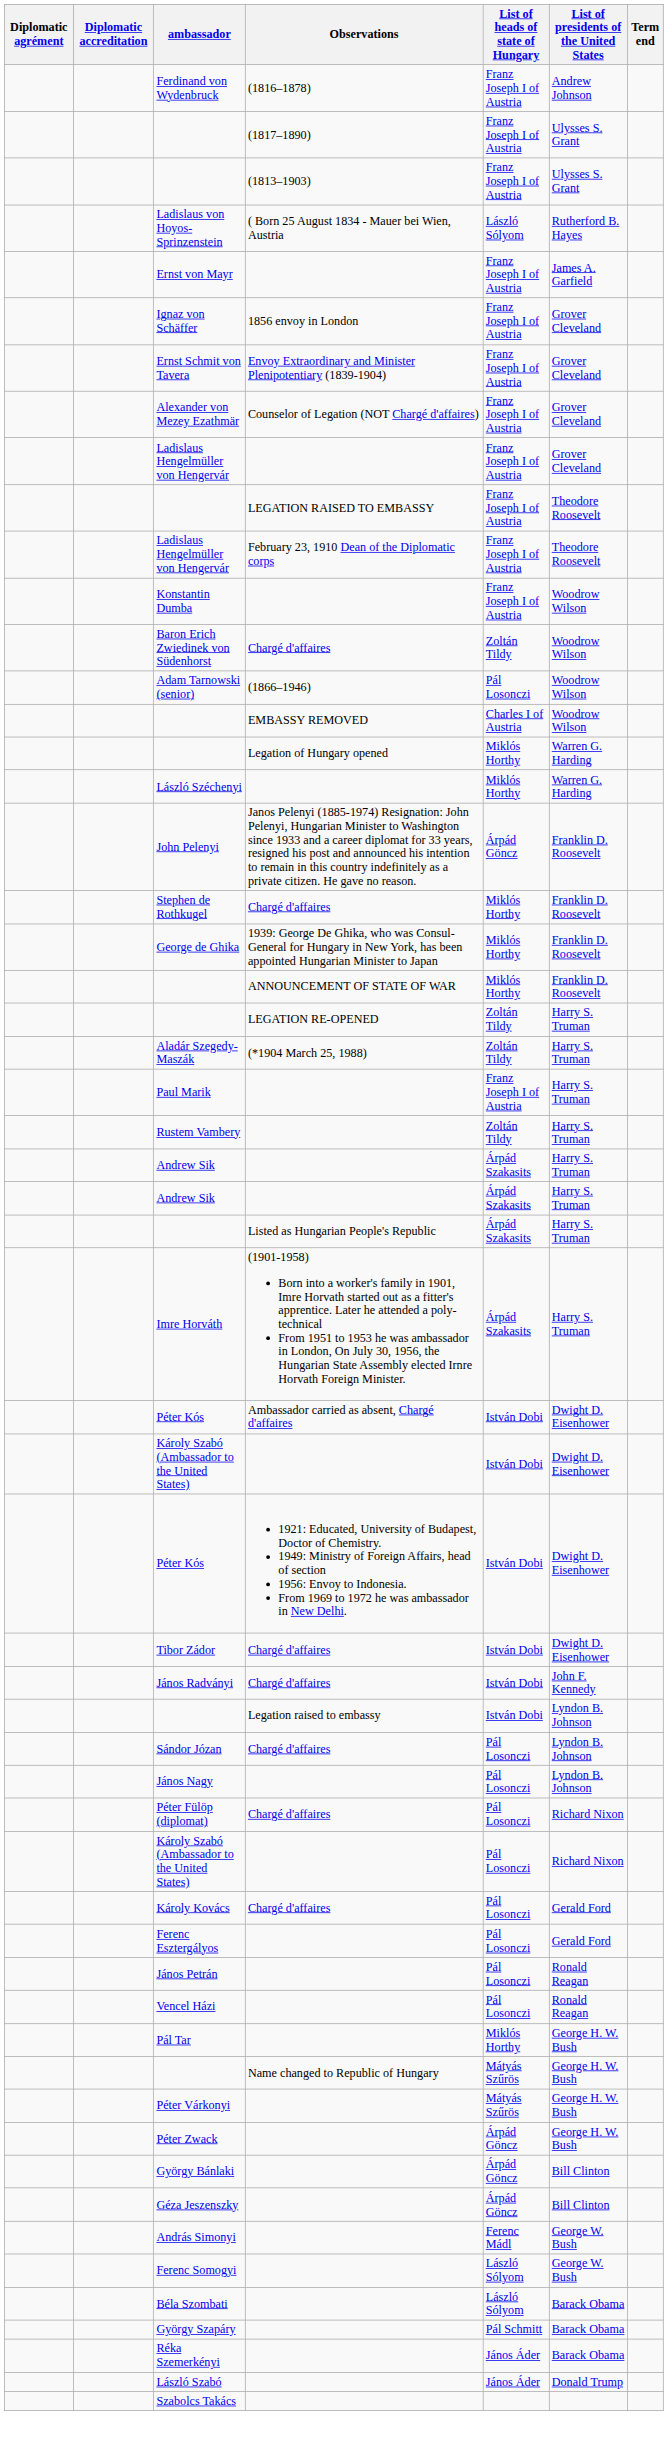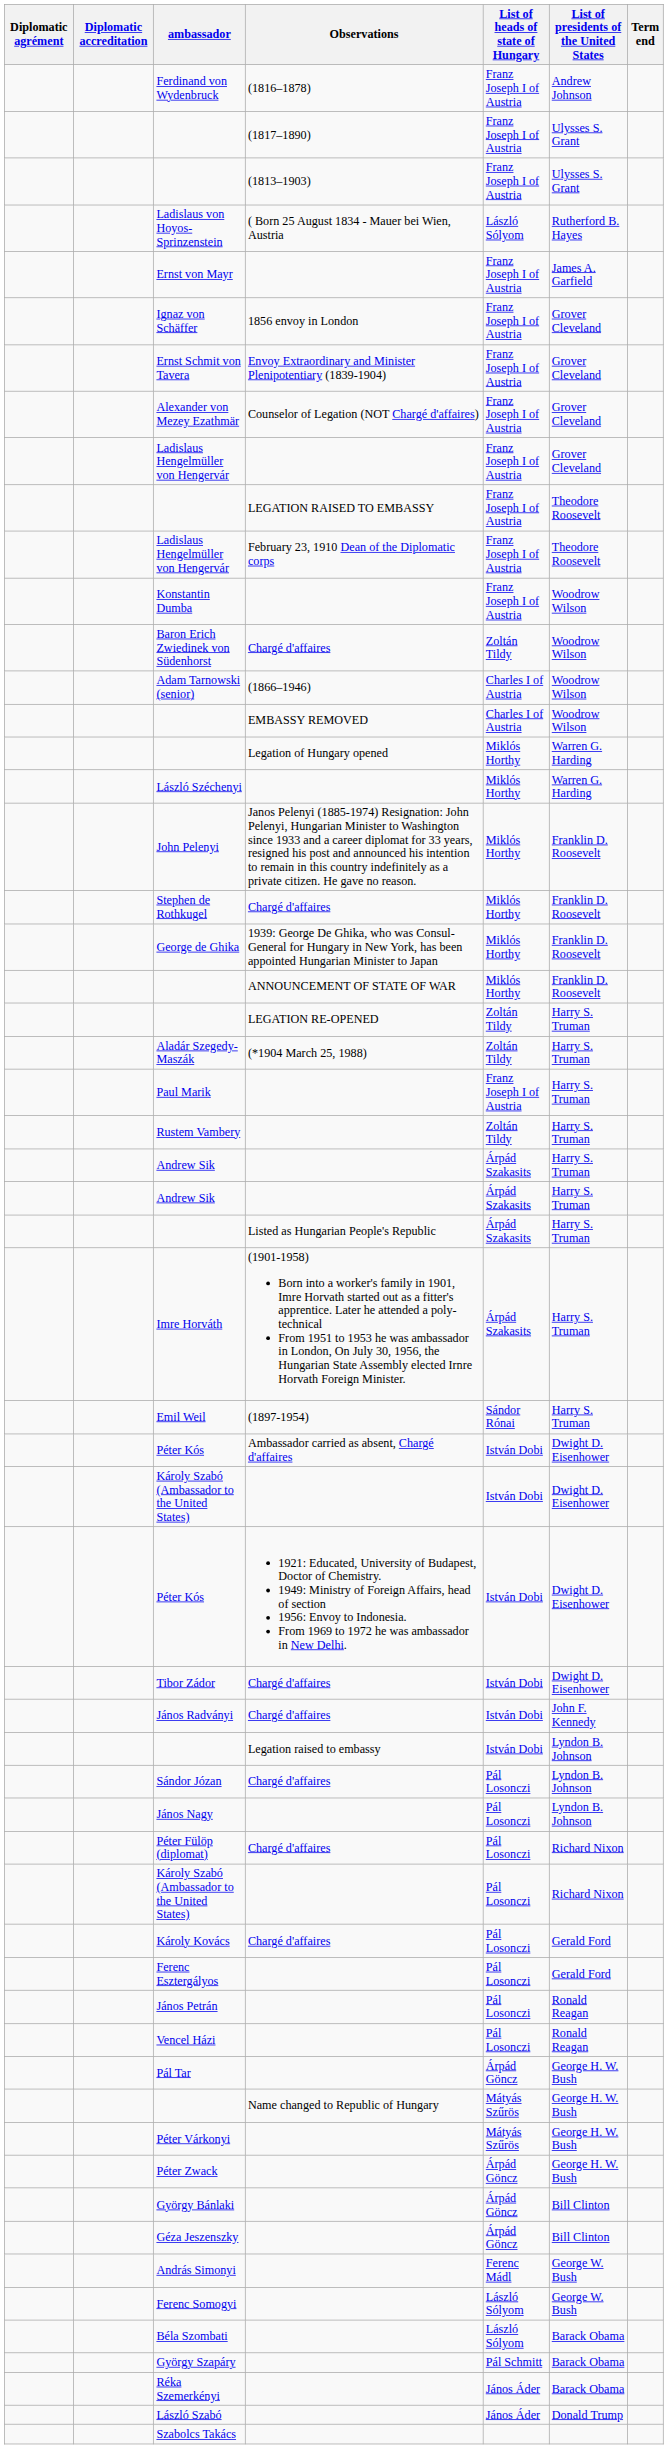(508, 687) Pál Losonczi -> (514, 687) Charles I of Austria
(502, 846) Árpád Göncz -> (503, 846) Miklós Horthy
+ row: (181, 1417)
(503, 2039) Miklós Horthy -> (502, 2072) Árpád Göncz
